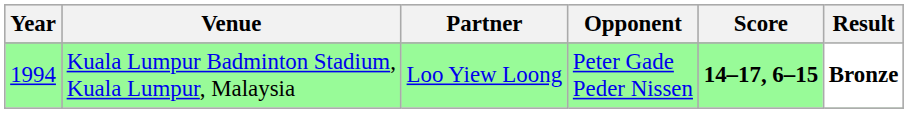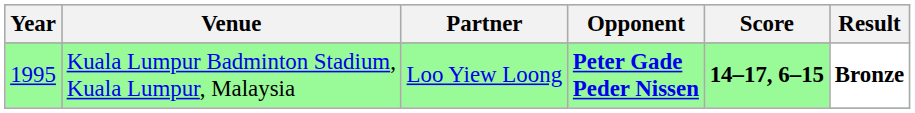(33, 75) 1994 -> (33, 75) 1995
(633, 75) normal -> (636, 75) bold
